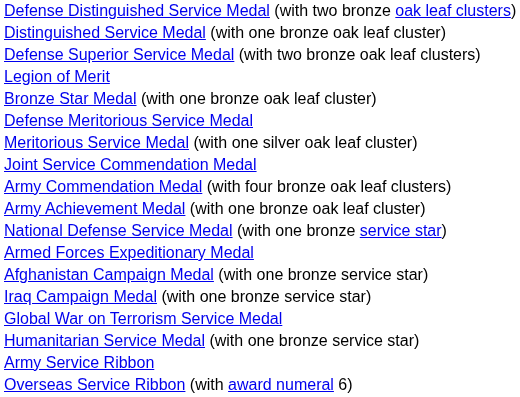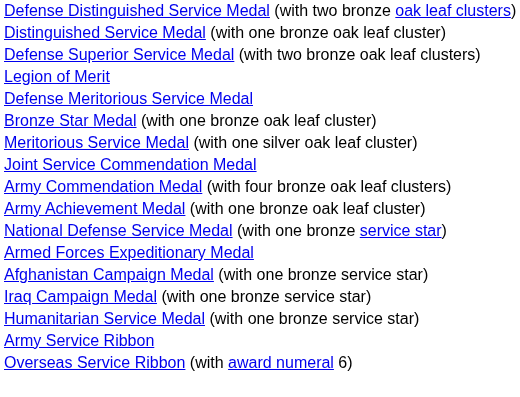rows swapped: (190, 98) <-> (128, 120)
- row: (143, 318)
